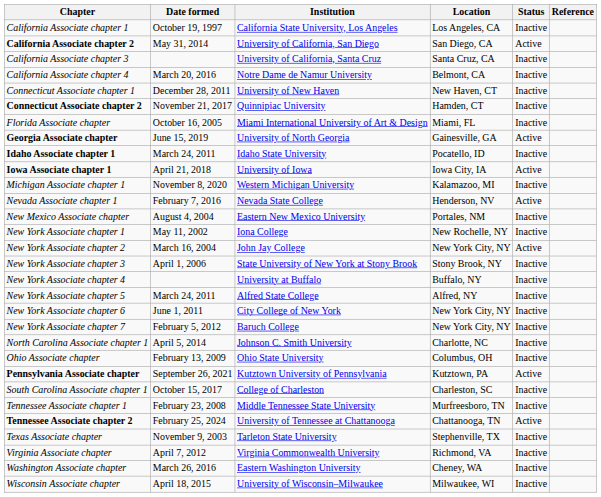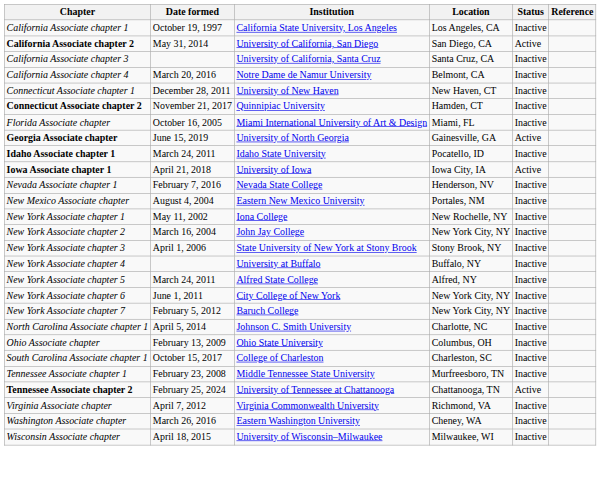- row: (66, 185)
(528, 201) Active -> (531, 185) Inactive
(528, 248) Active -> (531, 232) Inactive
- row: (73, 374)
- row: (54, 437)
